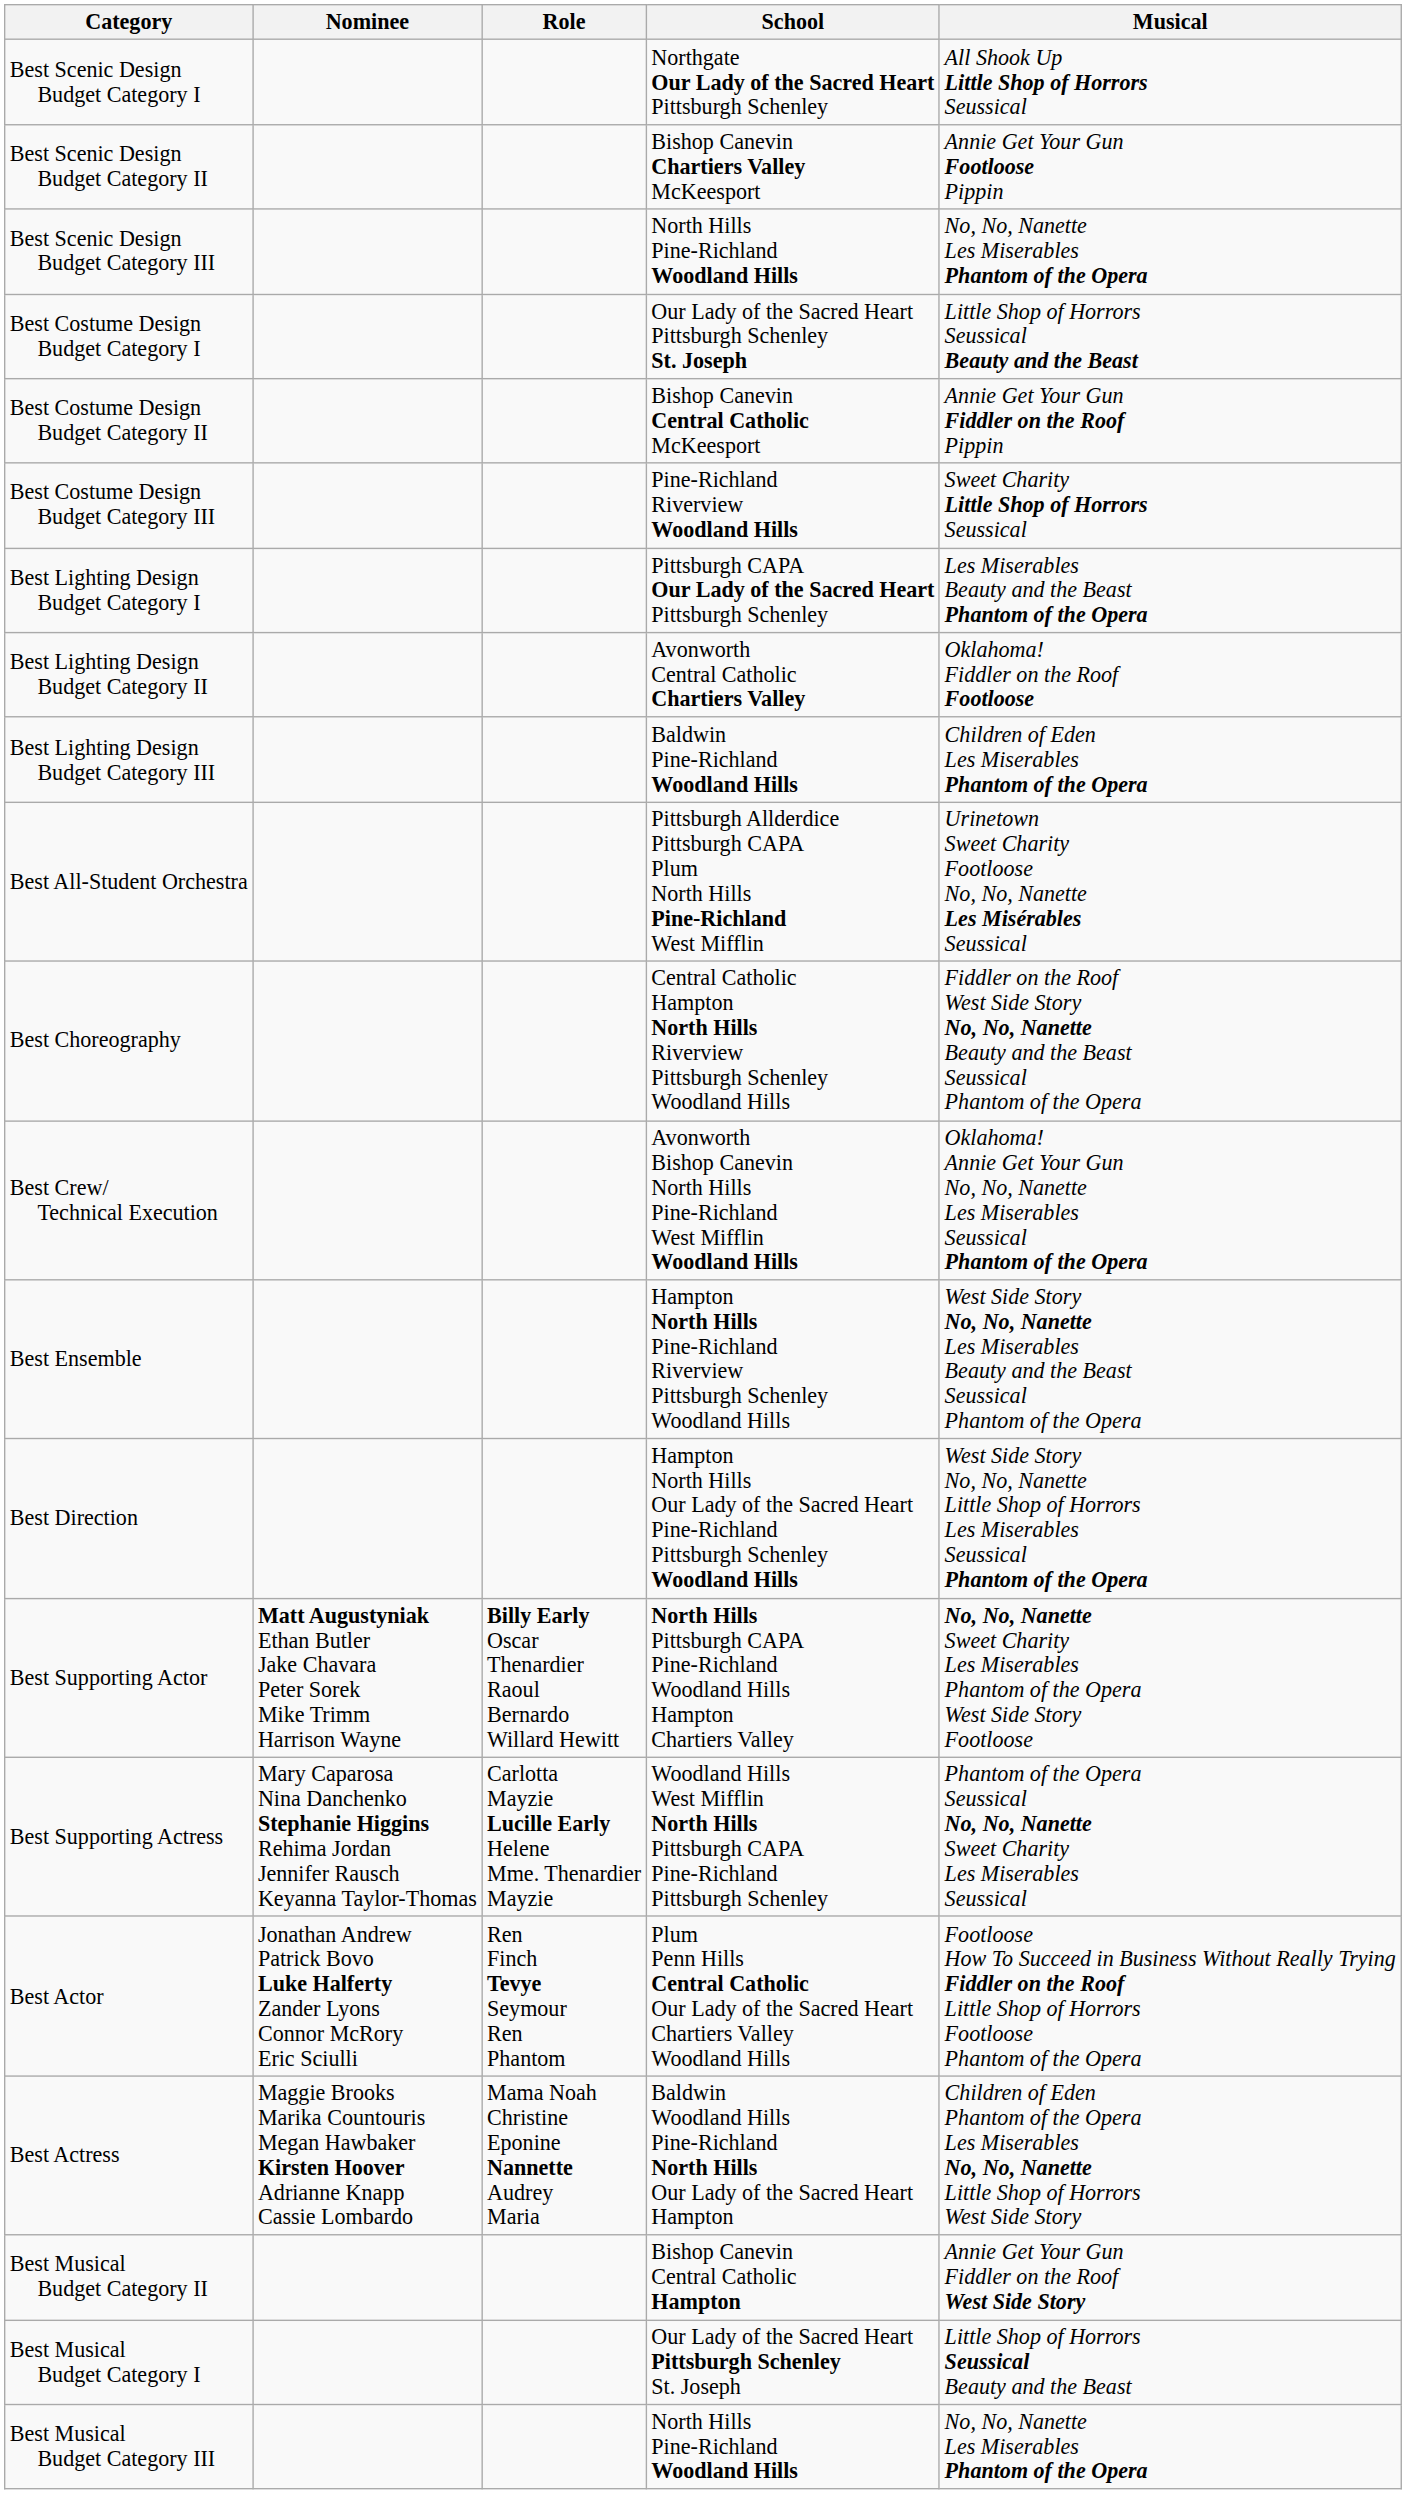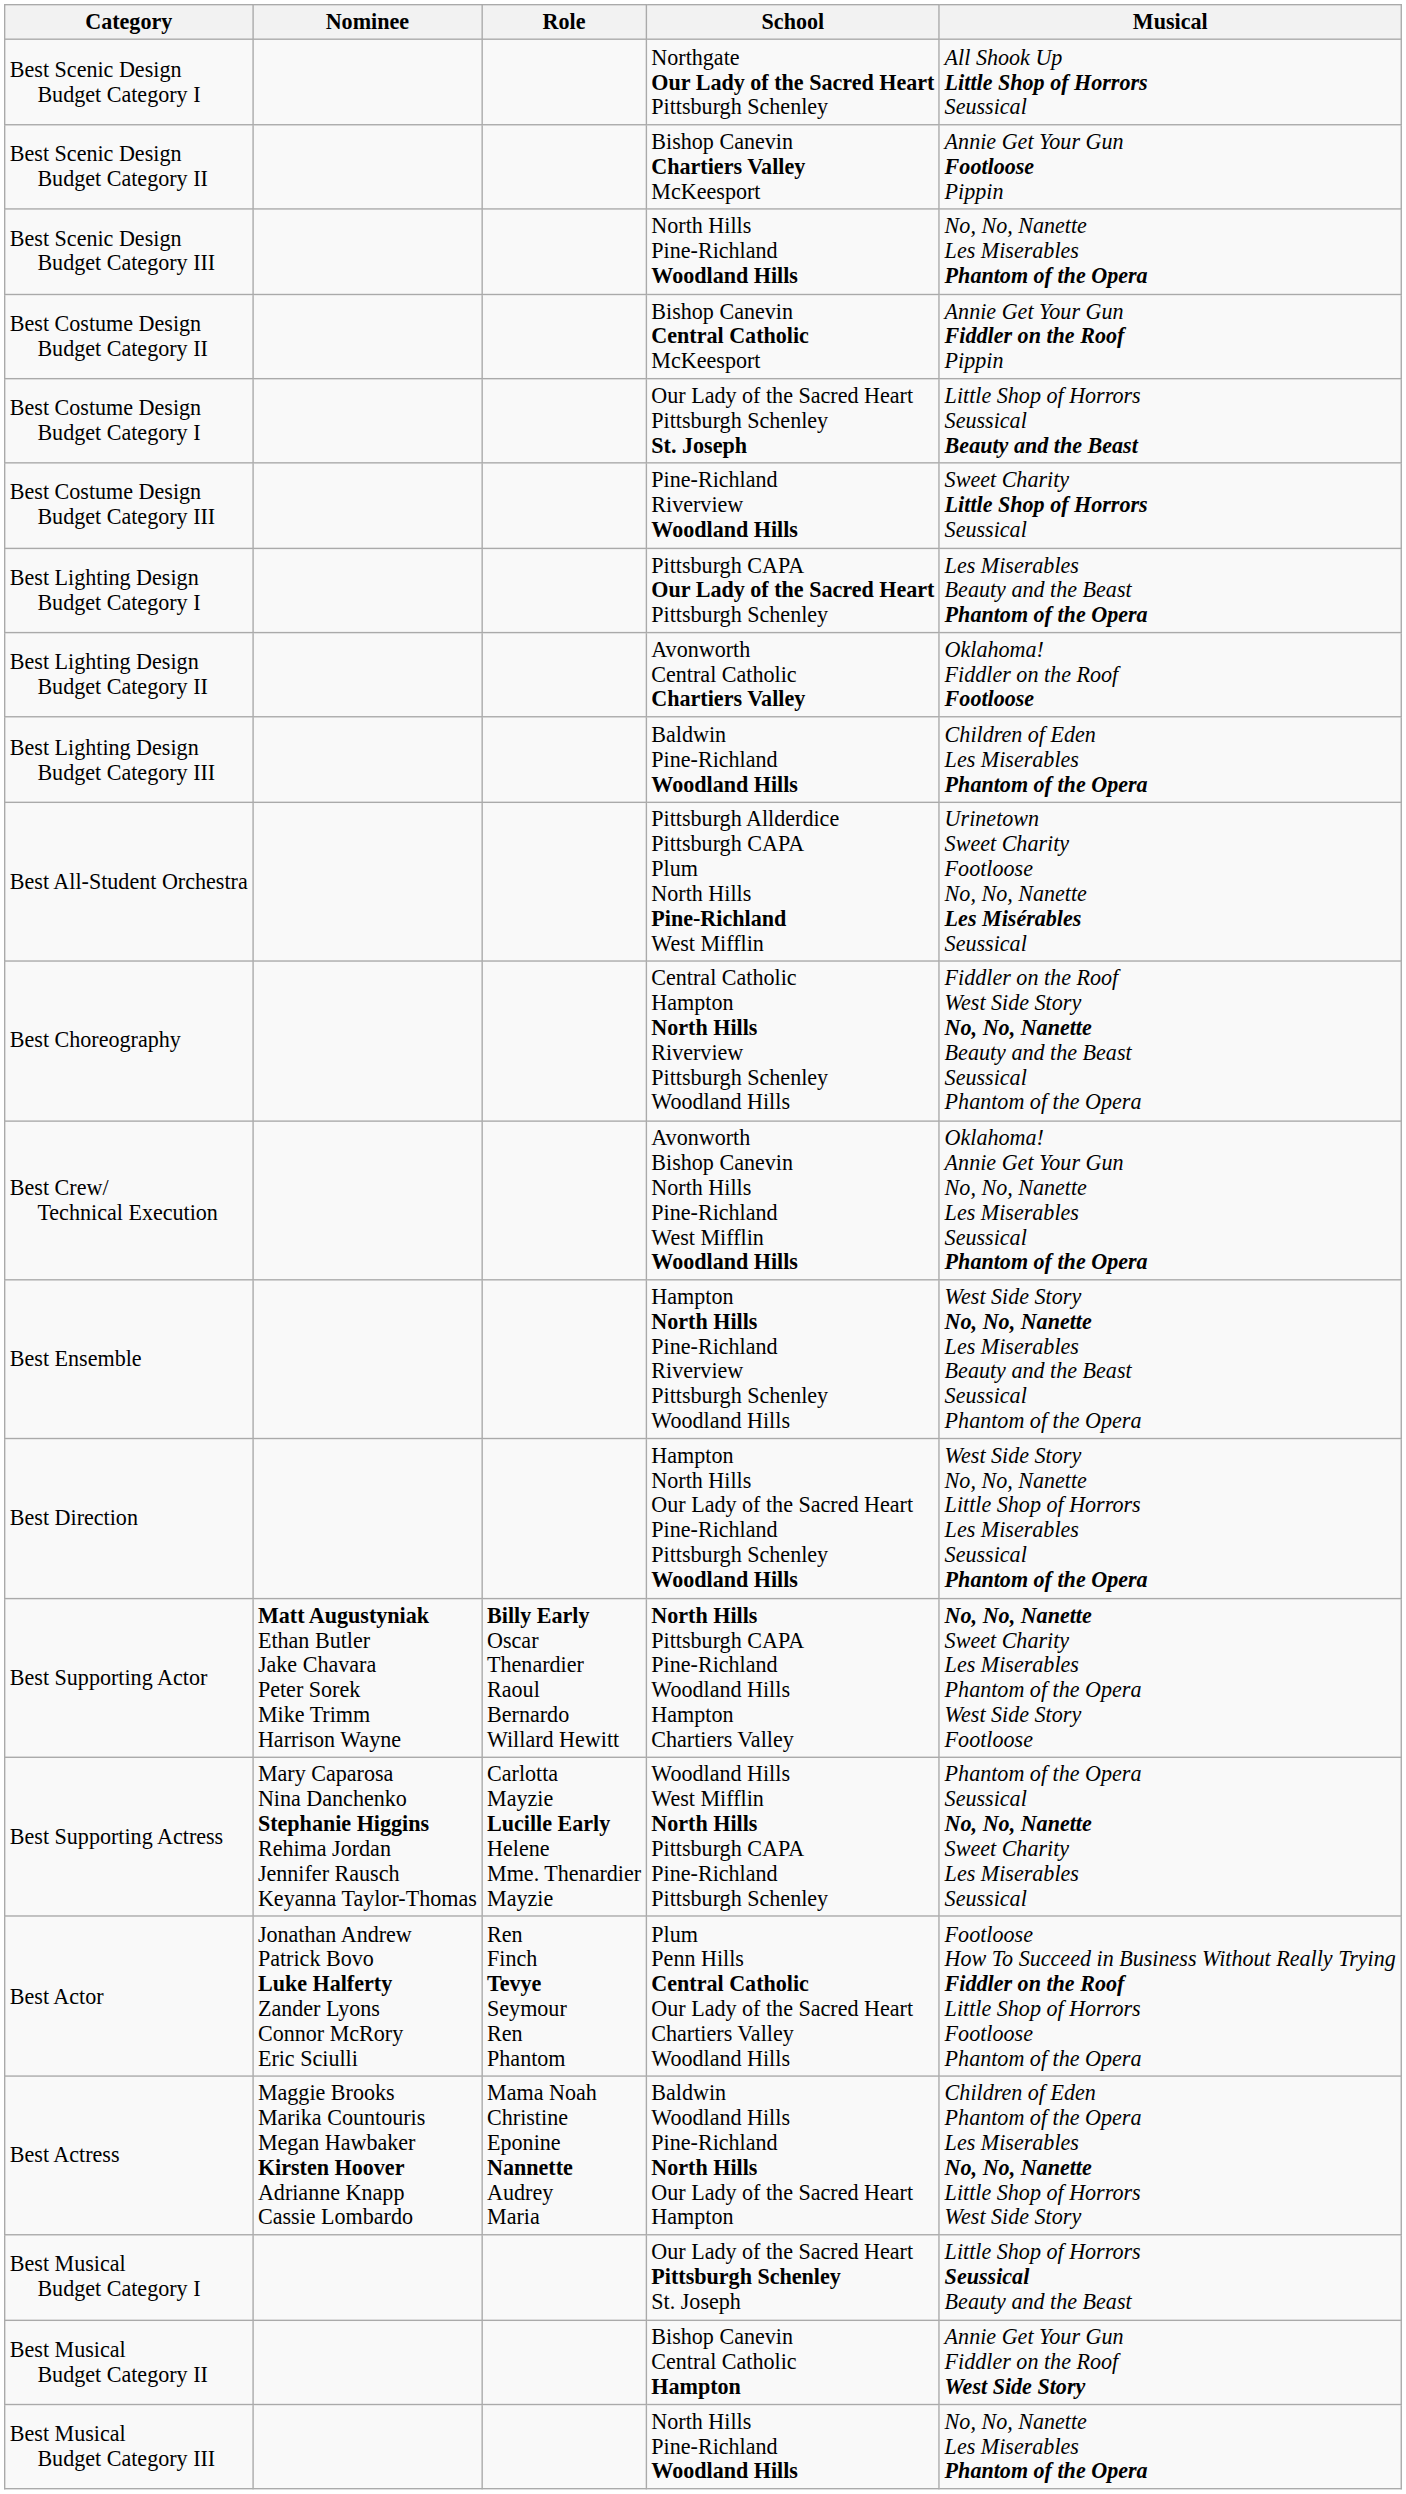rows swapped: (105, 335) <-> (109, 420)
rows swapped: (105, 2361) <-> (109, 2277)
